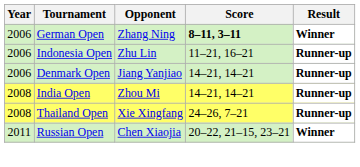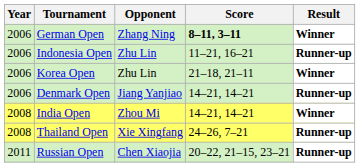+ row: (66, 73)
(324, 93) Runner-up -> (315, 113) Winner
(315, 133) Winner -> (324, 152) Runner-up
